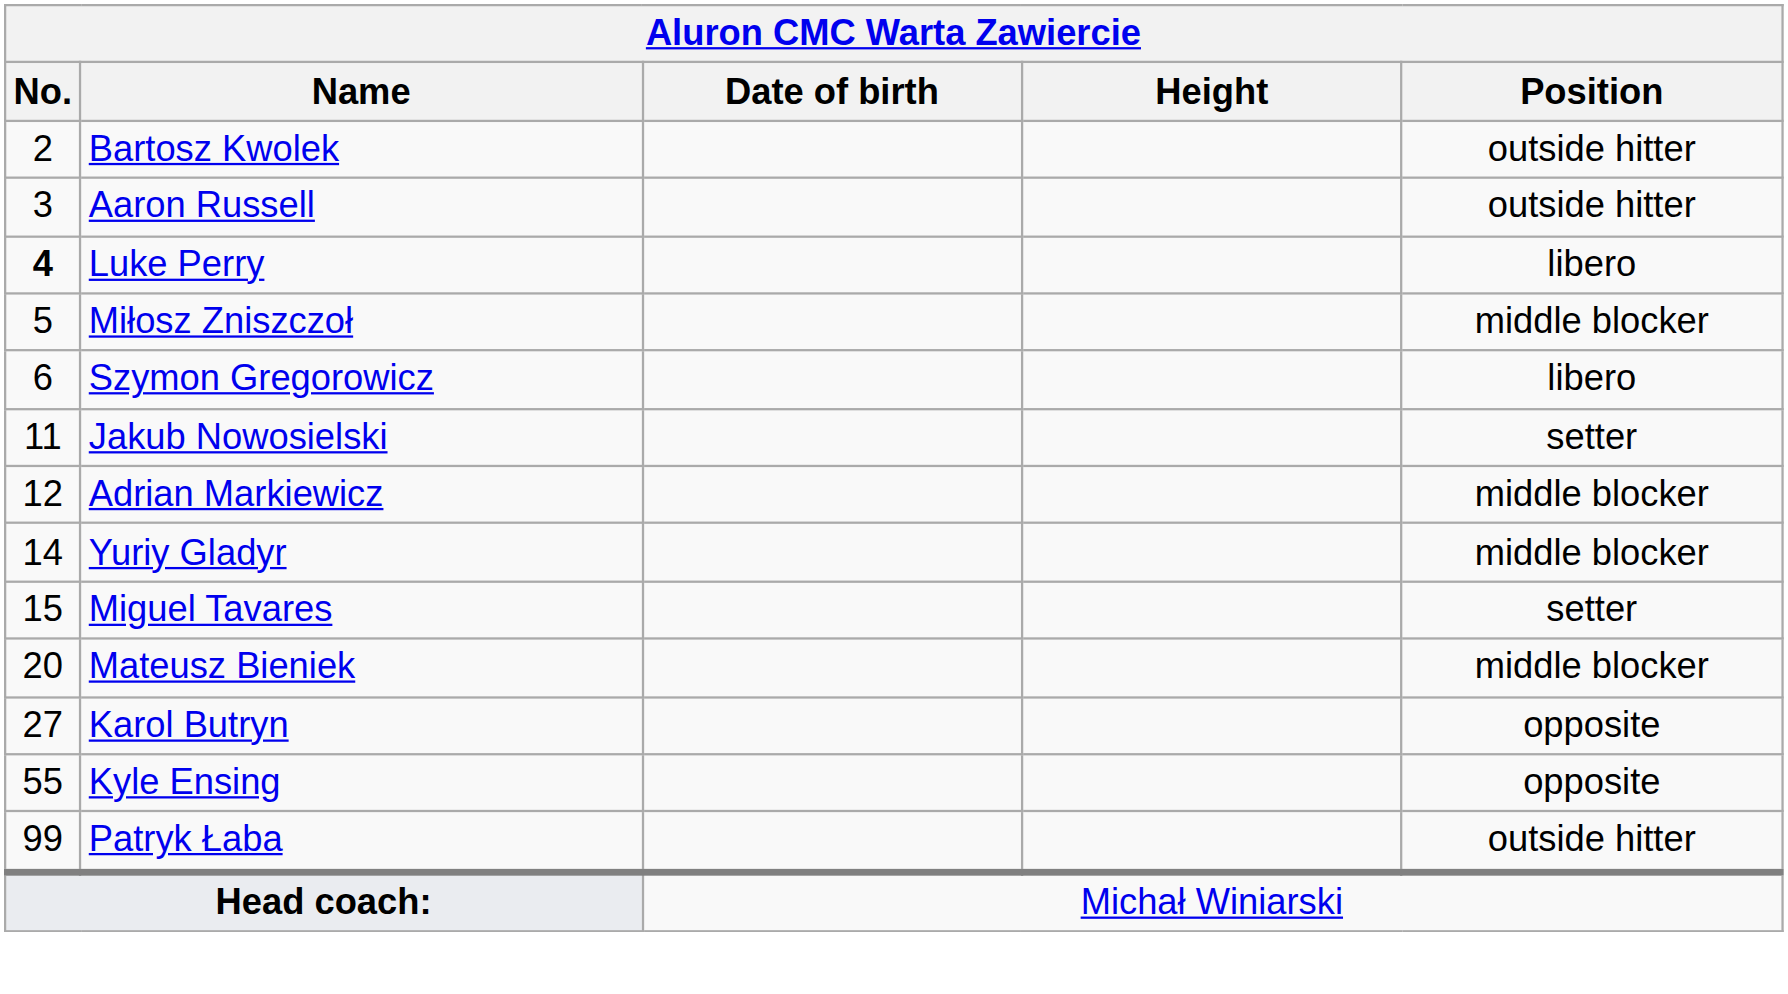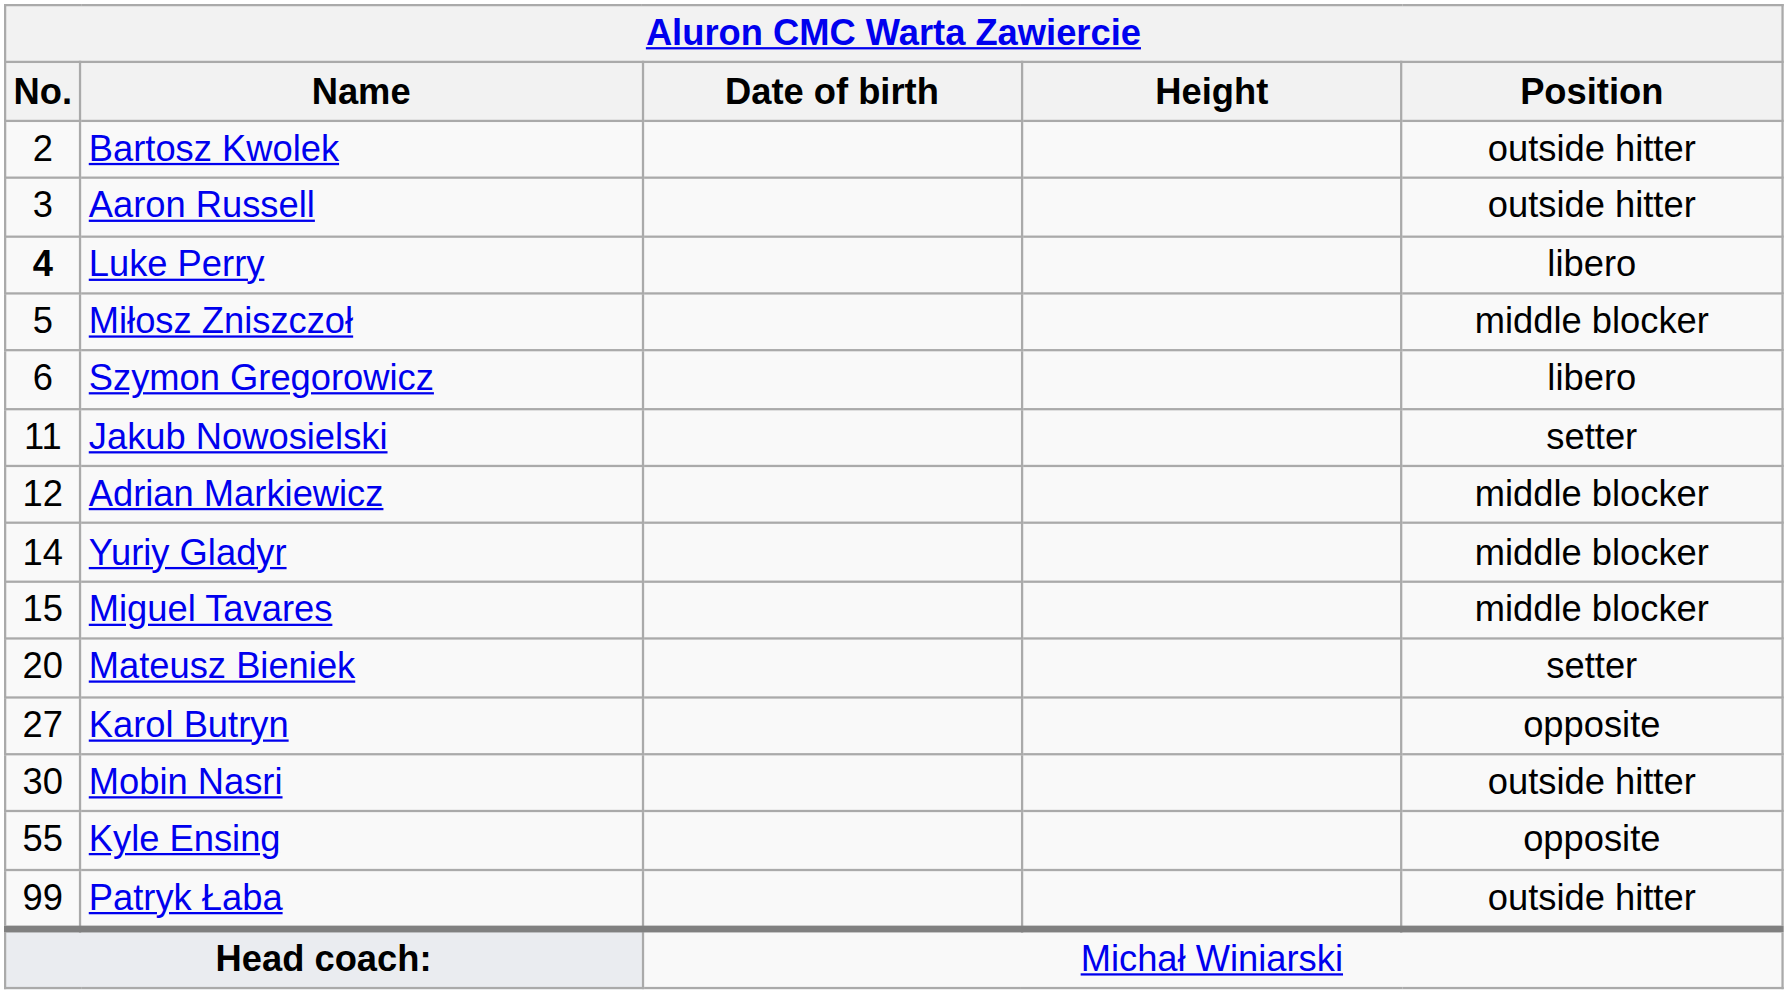(1592, 609) setter -> (1592, 609) middle blocker
(1592, 666) middle blocker -> (1592, 666) setter
+ row: (186, 782)
